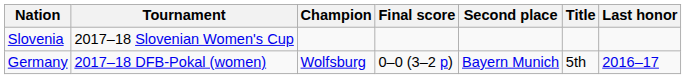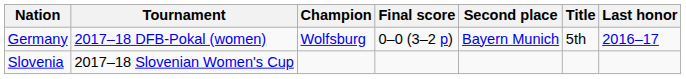rows swapped: (38, 62) <-> (36, 39)
